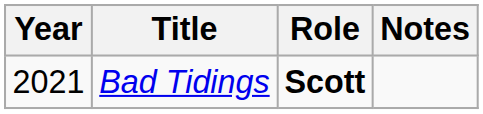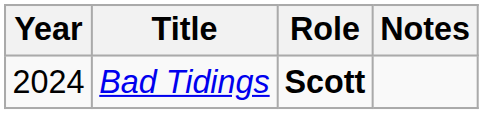(48, 81) 2021 -> (48, 81) 2024
